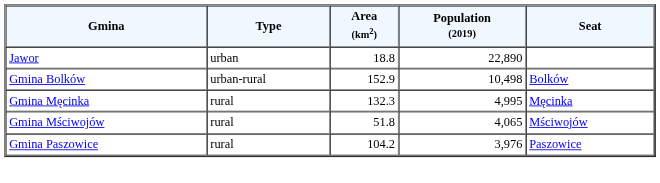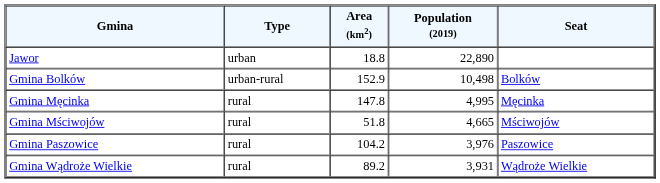(381, 100) 132.3 -> (371, 100) 147.8
(508, 122) 4,065 -> (480, 122) 4,665
+ row: (71, 166)
